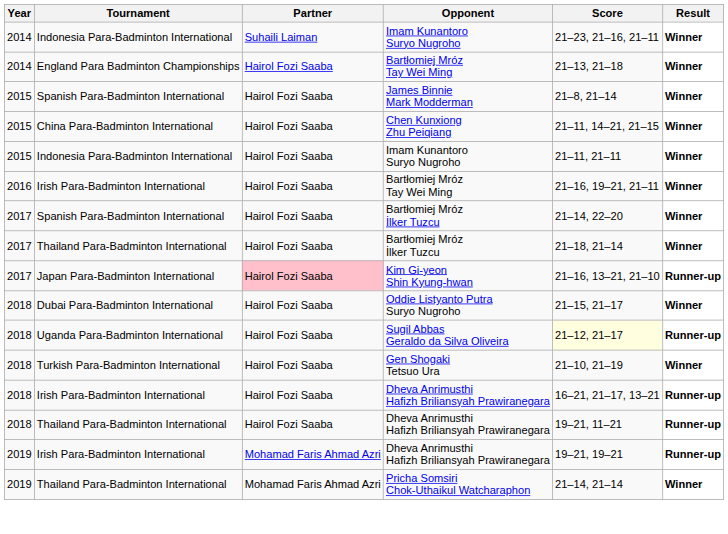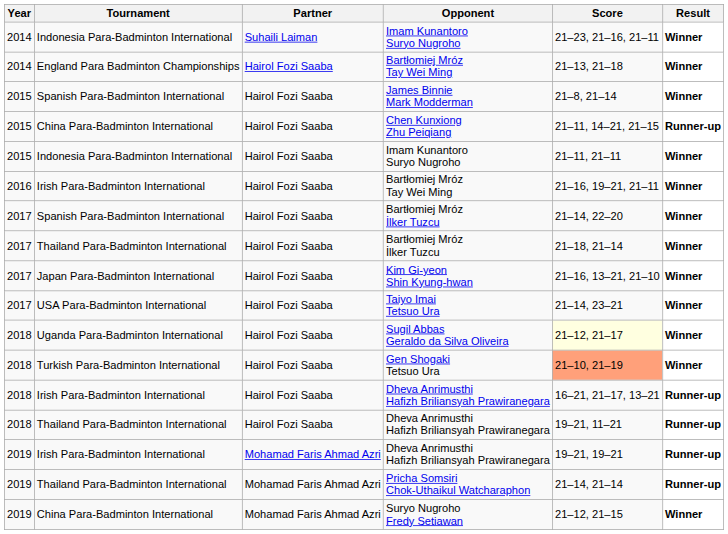(684, 127) Winner -> (693, 127) Runner-up
(289, 276) pink background -> (289, 276) no background
(693, 276) Runner-up -> (684, 276) Winner
+ row: (122, 306)
- row: (125, 306)
(693, 336) Runner-up -> (684, 336) Winner
(589, 365) no background -> (589, 365) lightsalmon background
(684, 485) Winner -> (693, 485) Runner-up
+ row: (125, 515)
